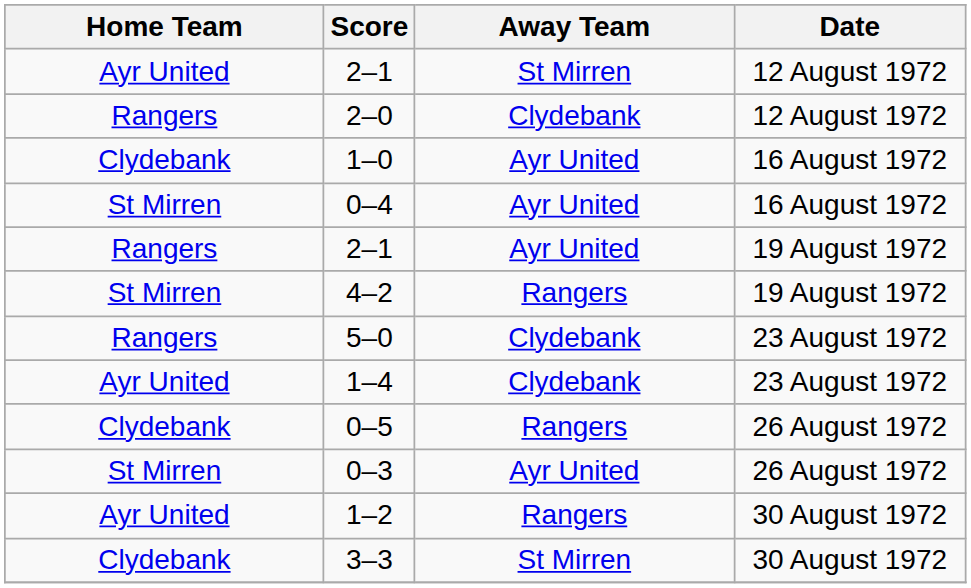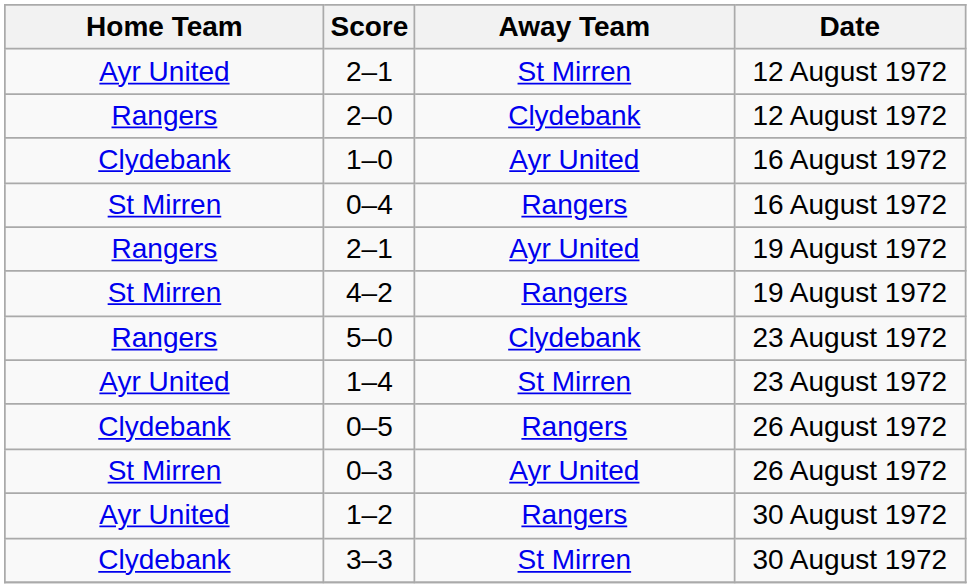(574, 204) Ayr United -> (574, 204) Rangers
(574, 381) Clydebank -> (574, 381) St Mirren
